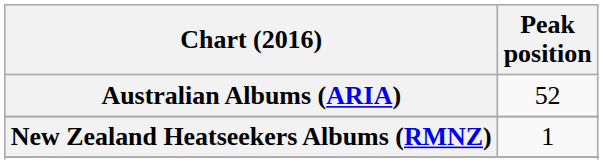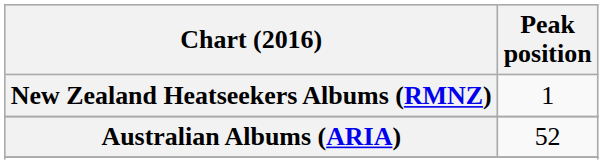rows swapped: (251, 95) <-> (251, 136)
